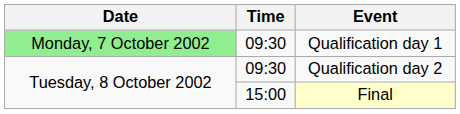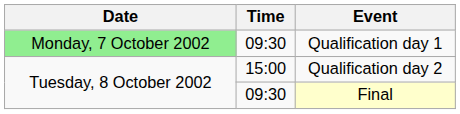(266, 69) 09:30 -> (266, 69) 15:00
(266, 95) 15:00 -> (266, 95) 09:30
